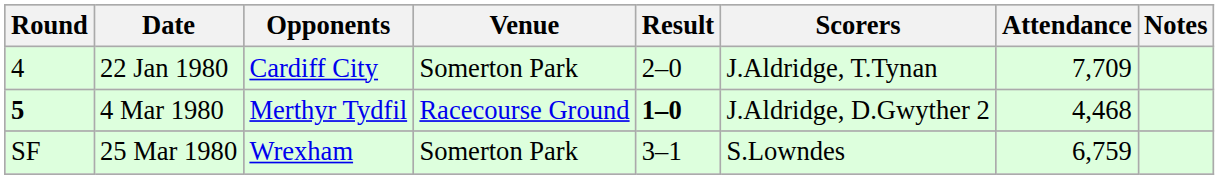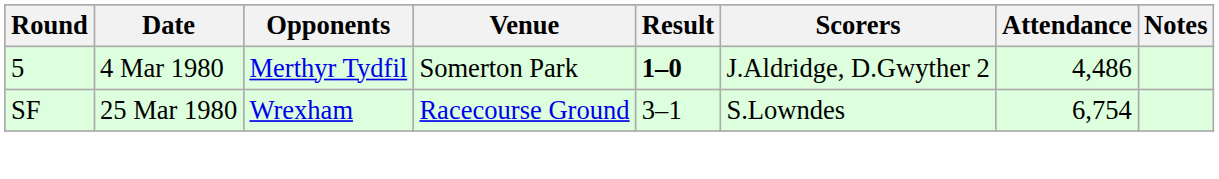- row: (164, 67)
(18, 109) bold -> (18, 67) normal
(524, 109) Racecourse Ground -> (499, 67) Somerton Park
(1102, 109) 4,468 -> (1102, 67) 4,486
(499, 151) Somerton Park -> (524, 109) Racecourse Ground
(1102, 151) 6,759 -> (1102, 109) 6,754
